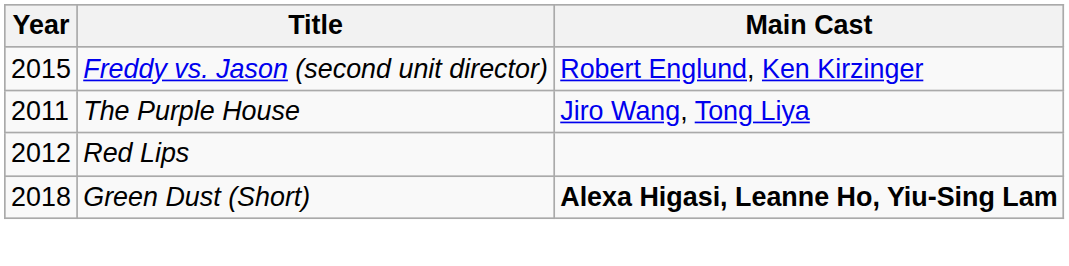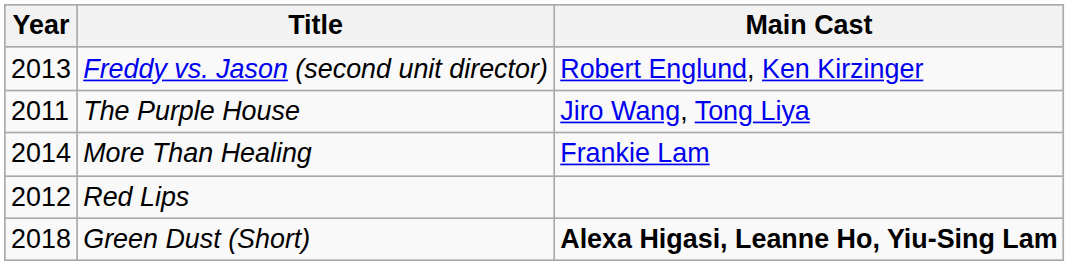(41, 68) 2015 -> (41, 68) 2013
+ row: (198, 153)
